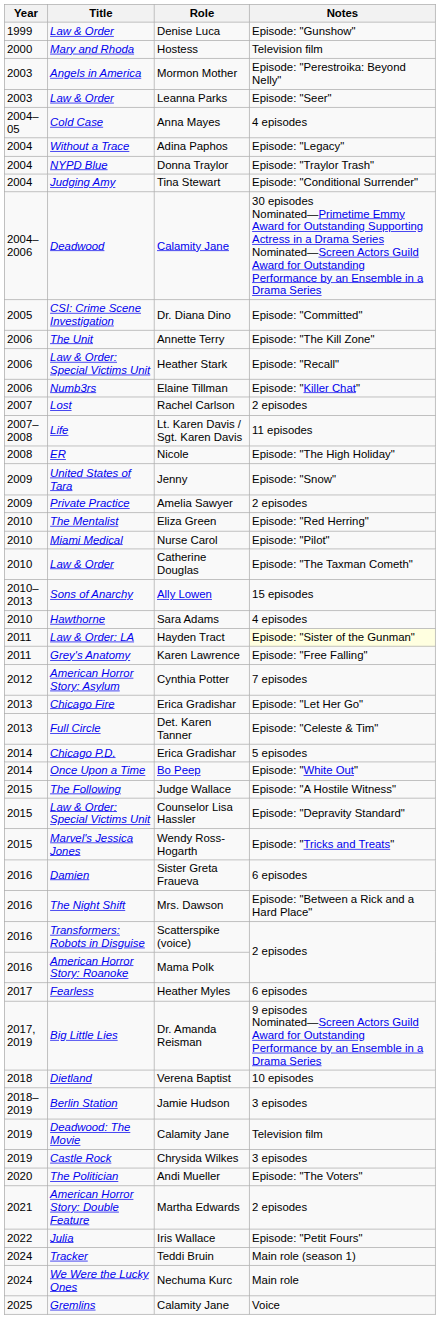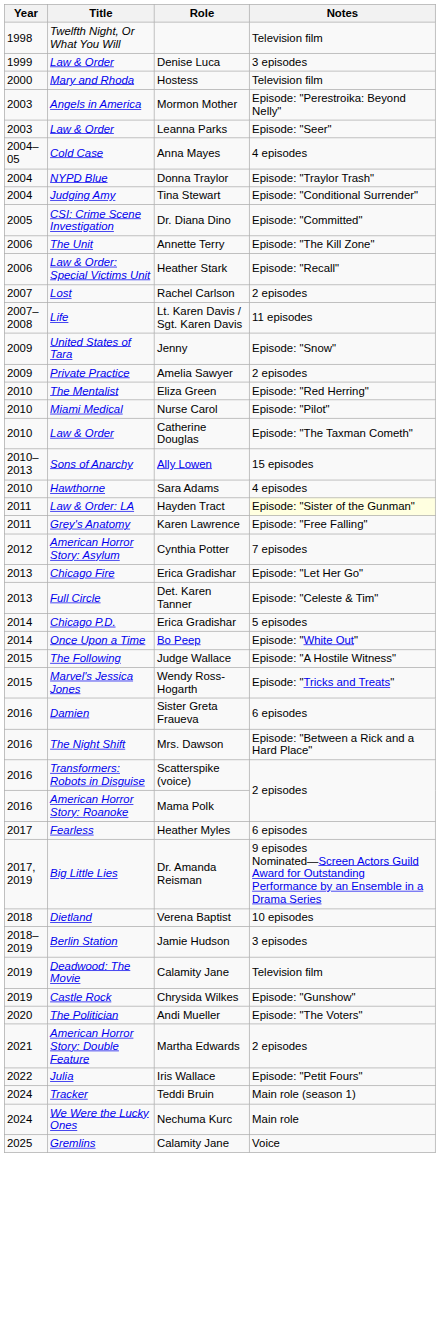+ row: (92, 37)
(304, 31) Episode: "Gunshow" -> (280, 62) 3 episodes
- row: (90, 147)
- row: (77, 245)
- row: (73, 388)
- row: (58, 455)
- row: (100, 813)
(280, 1158) 3 episodes -> (304, 997) Episode: "Gunshow"
